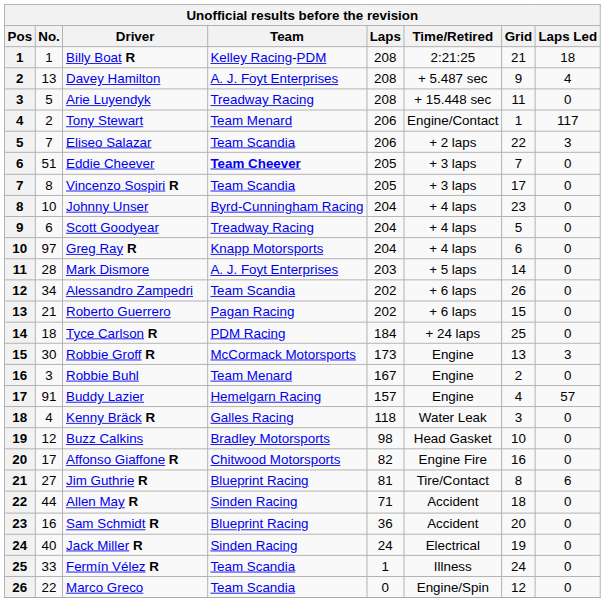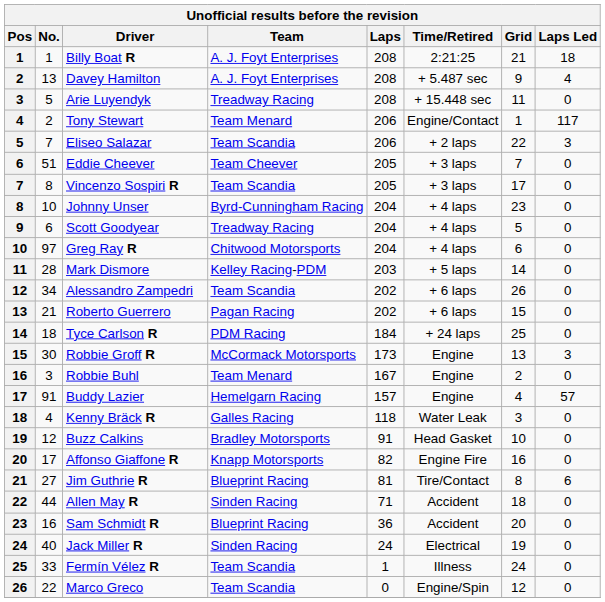(268, 58) Kelley Racing-PDM -> (274, 58) A. J. Foyt Enterprises
(256, 163) bold -> (254, 163) normal
(267, 248) Knapp Motorsports -> (275, 248) Chitwood Motorsports
(274, 269) A. J. Foyt Enterprises -> (268, 269) Kelley Racing-PDM
(385, 439) 98 -> (385, 439) 91
(275, 460) Chitwood Motorsports -> (267, 460) Knapp Motorsports
